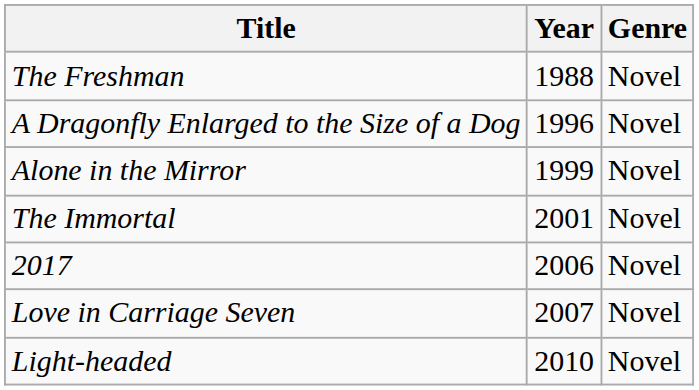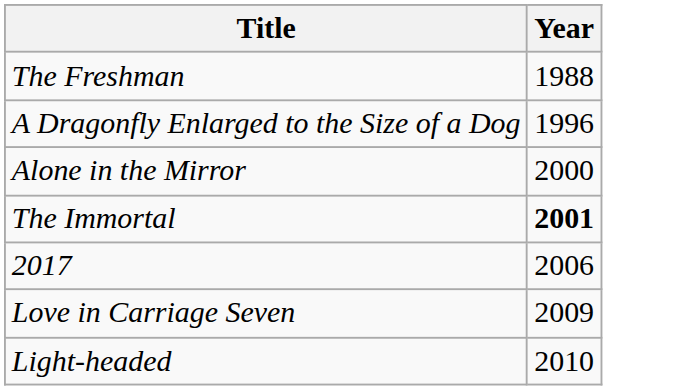- column: (647, 28)
(564, 170) 1999 -> (564, 170) 2000
(564, 218) normal -> (564, 218) bold
(564, 312) 2007 -> (564, 312) 2009
